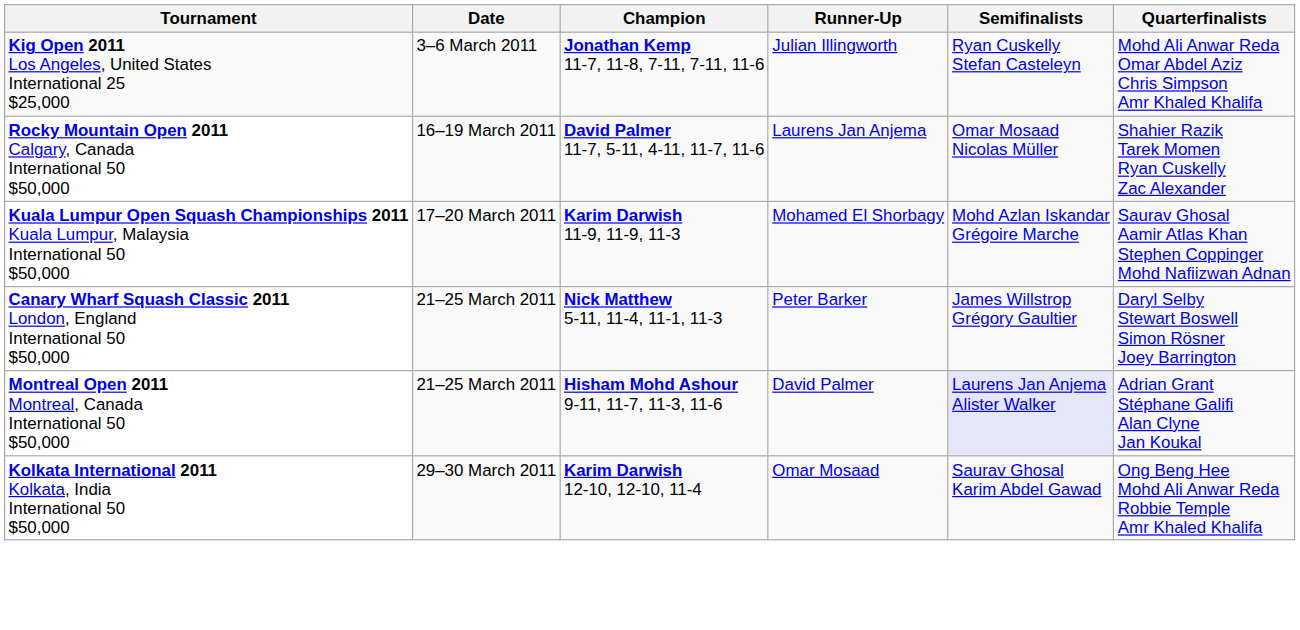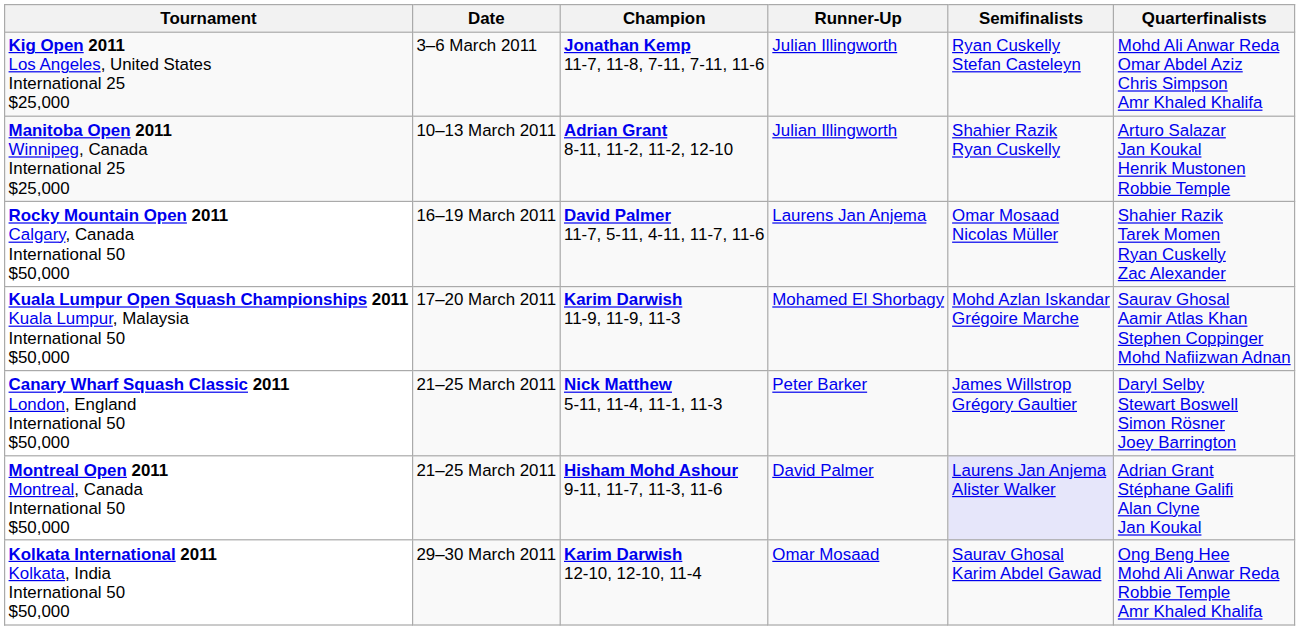+ row: (90, 159)
